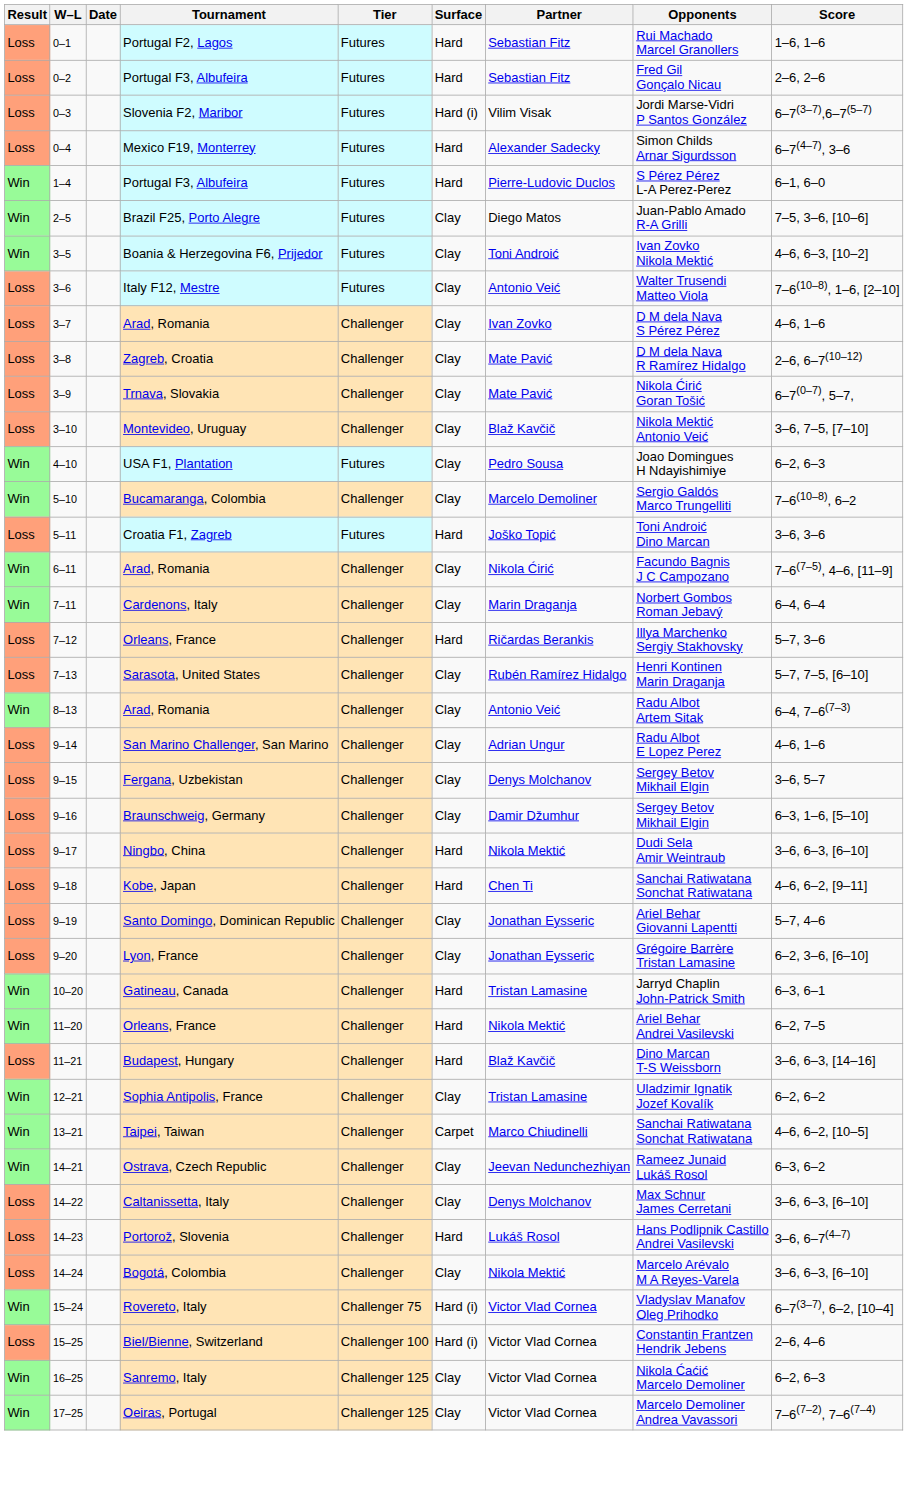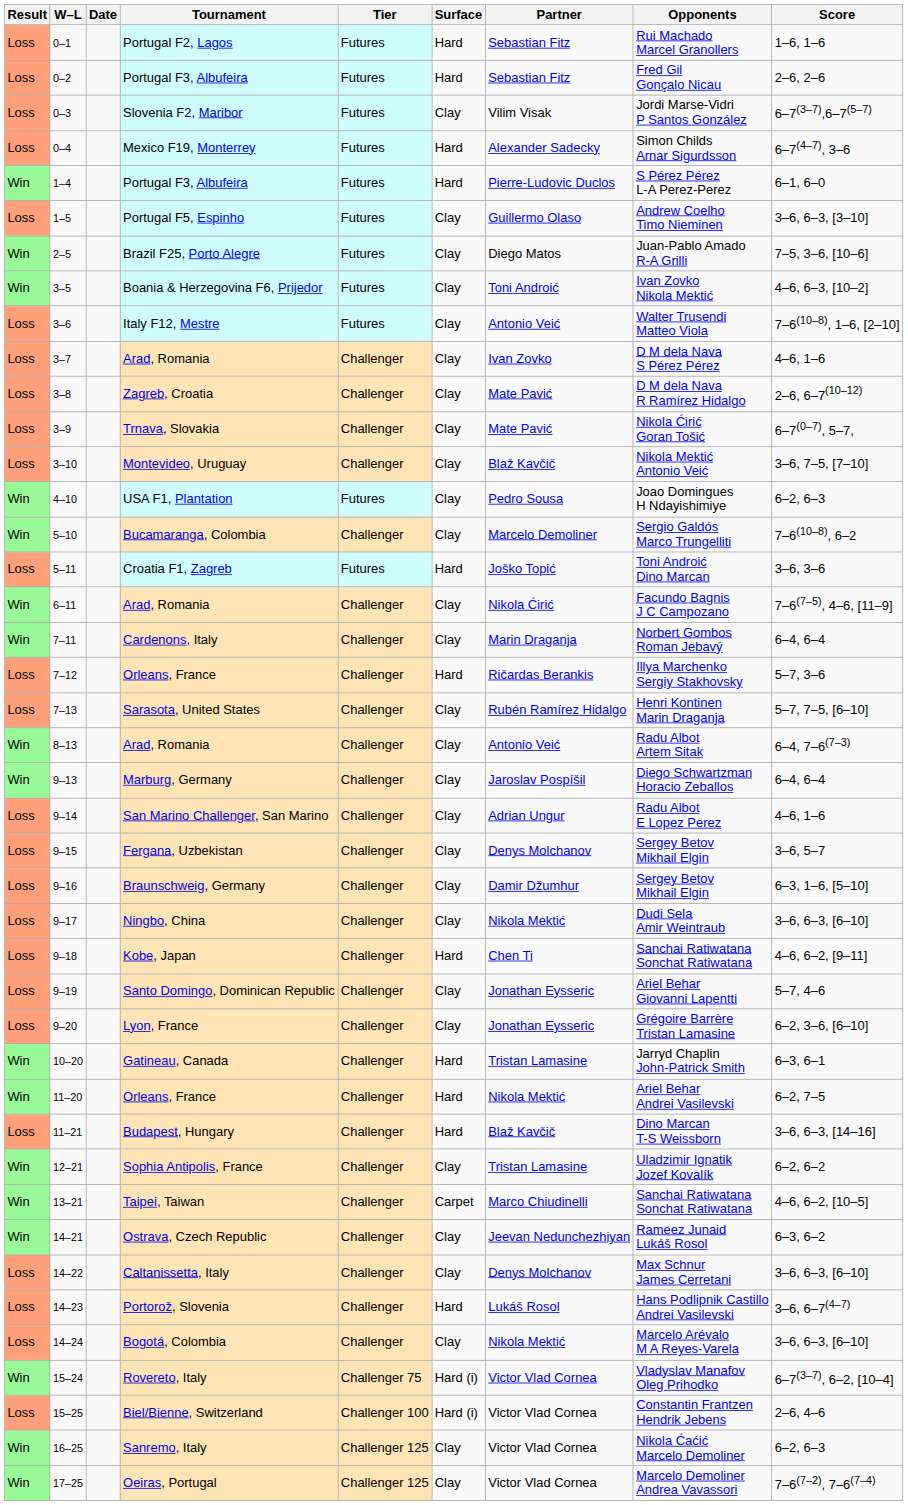(456, 112) Hard (i) -> (448, 112) Clay
+ row: (62, 219)
+ row: (65, 781)
(449, 850) Hard -> (448, 920) Clay
